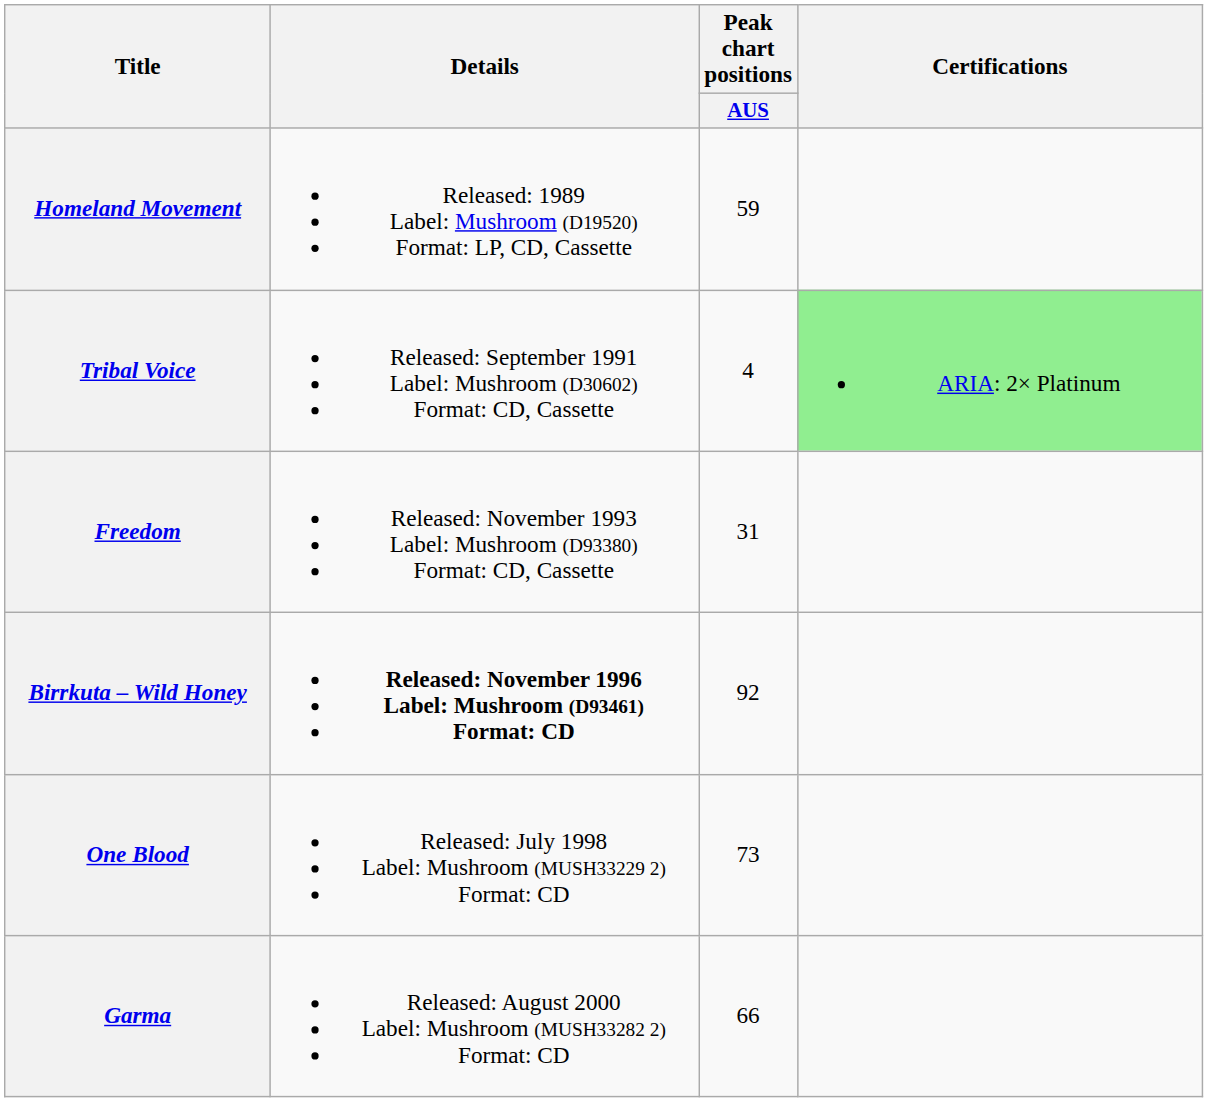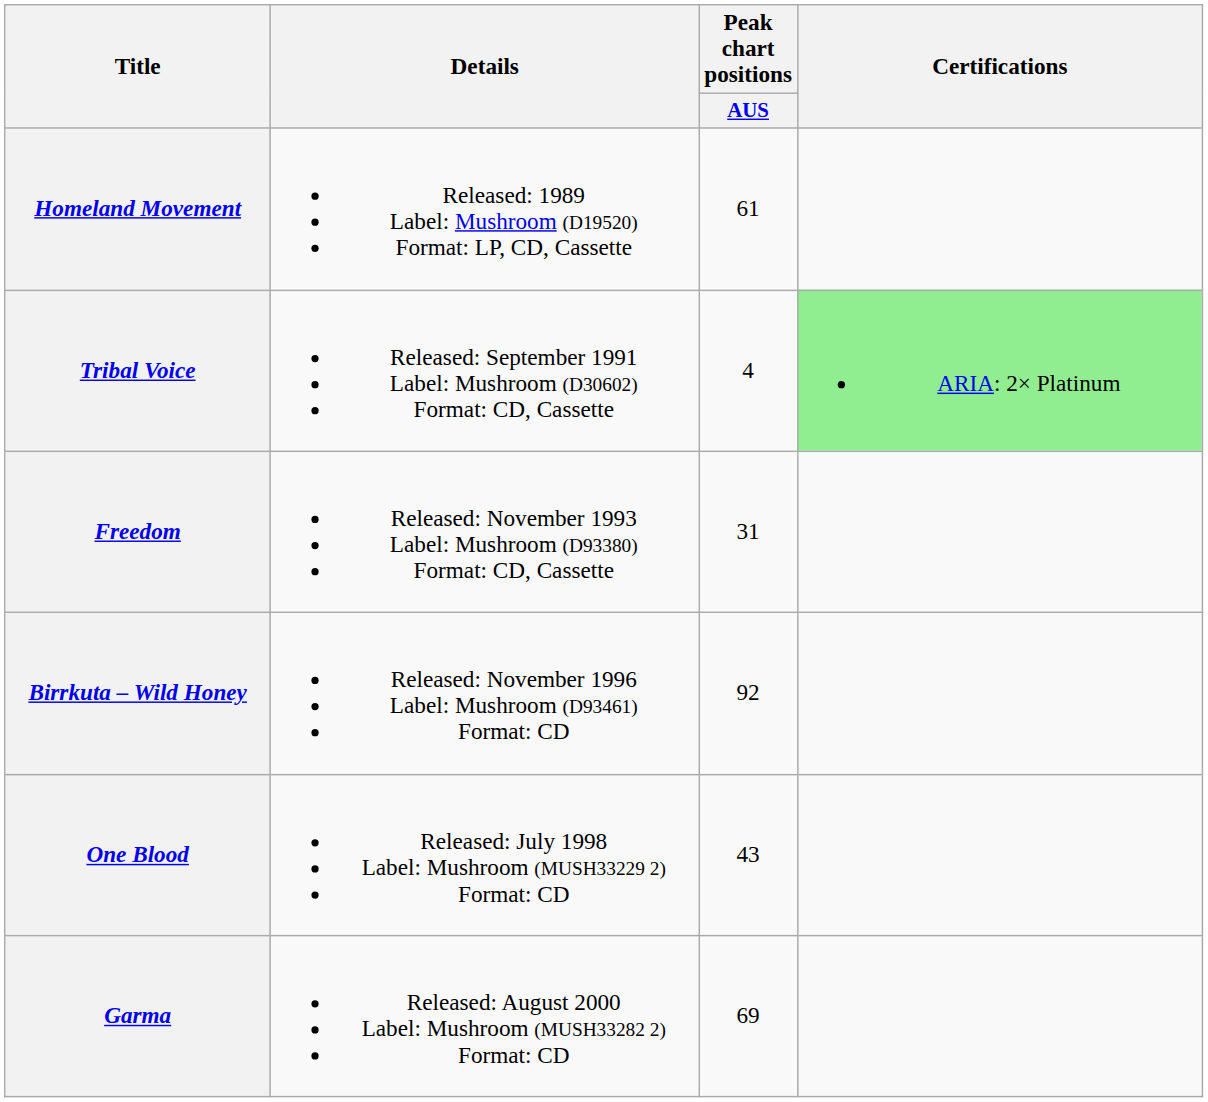(748, 208) 59 -> (748, 208) 61
(485, 706) bold -> (485, 706) normal
(748, 854) 73 -> (748, 854) 43
(748, 1016) 66 -> (748, 1016) 69
